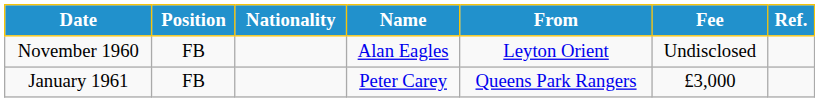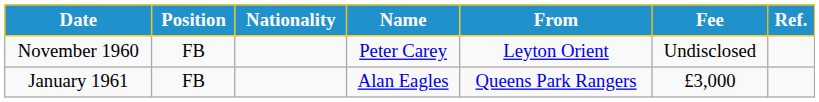(403, 51) Alan Eagles -> (403, 51) Peter Carey
(403, 82) Peter Carey -> (403, 82) Alan Eagles
